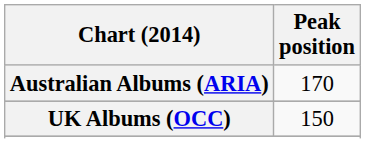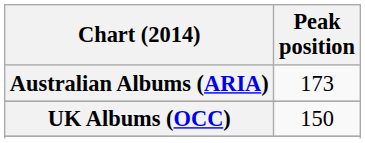(317, 82) 170 -> (317, 82) 173
